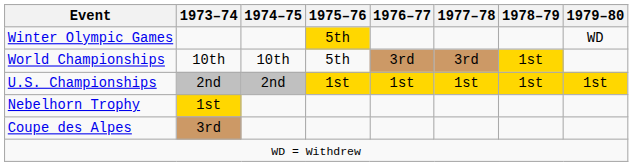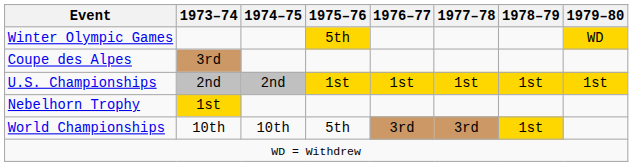(595, 38) no background -> (595, 38) gold background
rows swapped: (86, 61) <-> (70, 128)
